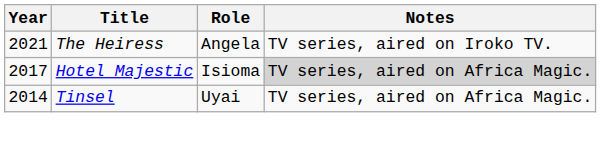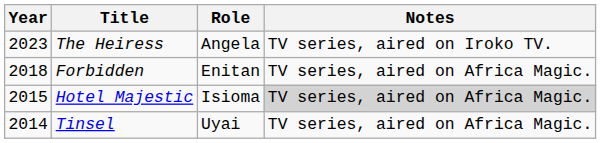(28, 45) 2021 -> (28, 45) 2023
+ row: (100, 71)
(28, 71) 2017 -> (28, 98) 2015
